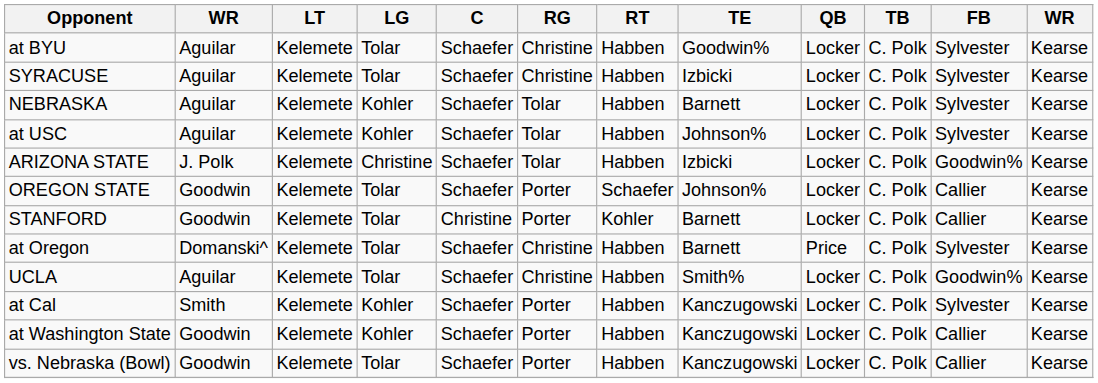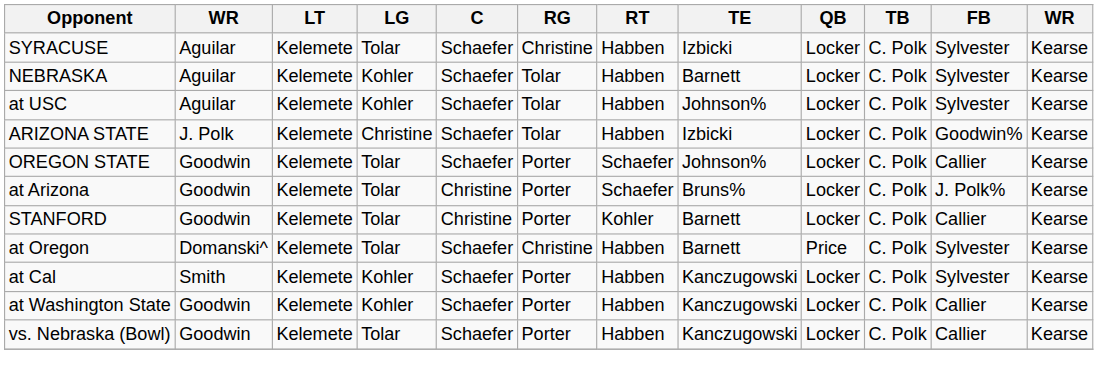- row: (37, 47)
+ row: (49, 190)
- row: (33, 276)
